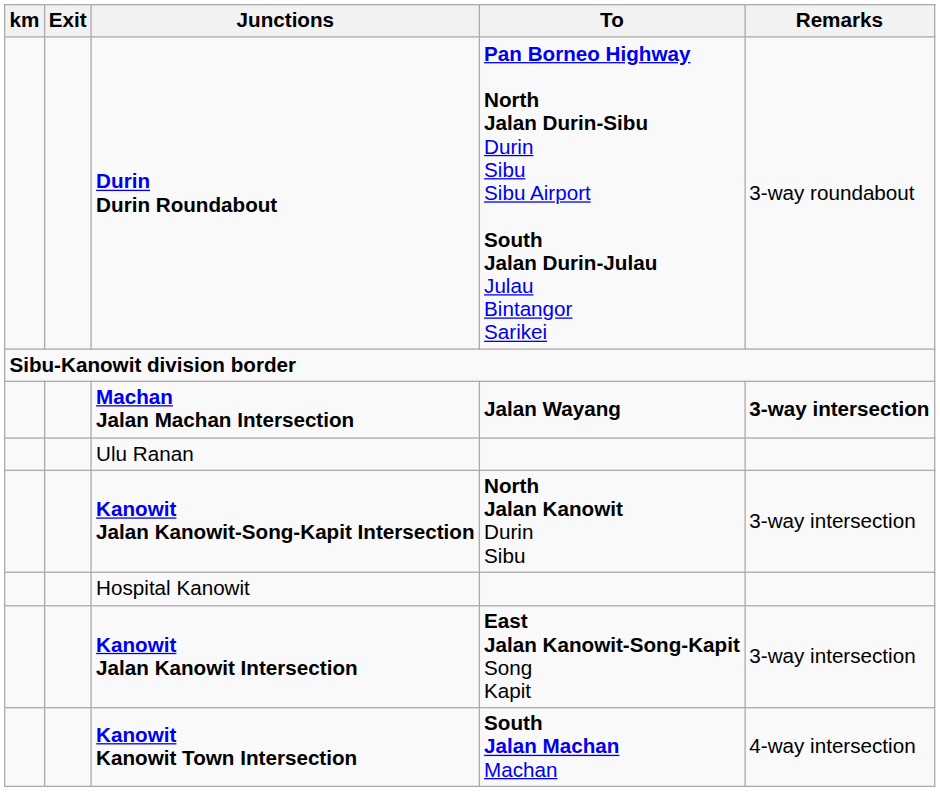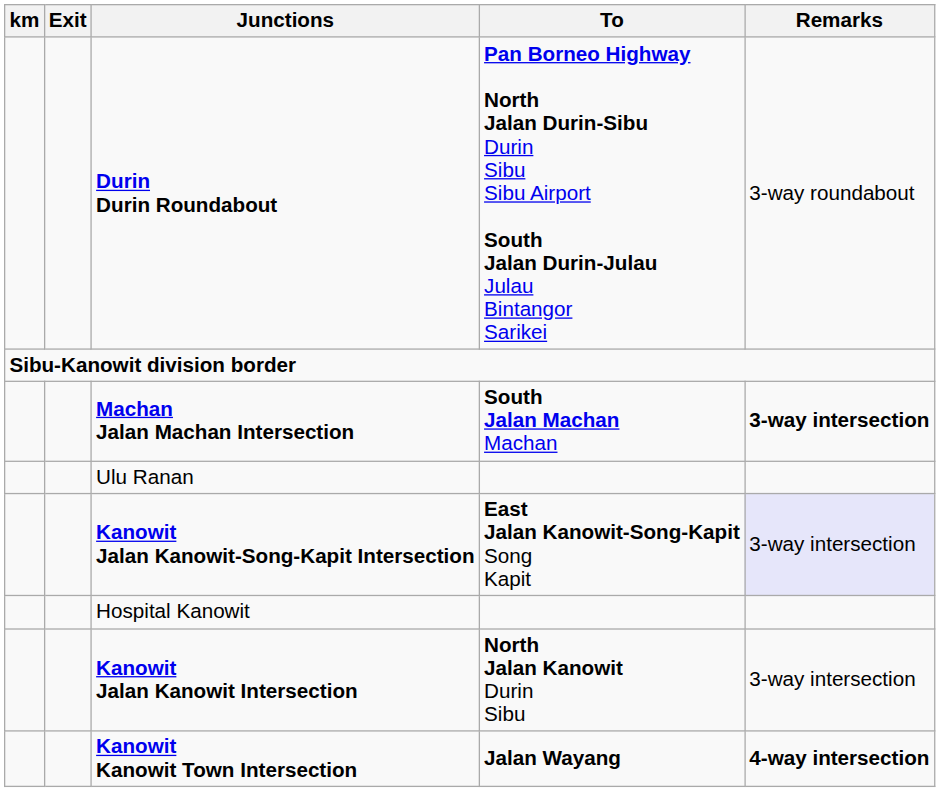(553, 409) Jalan Wayang -> (552, 420) South Jalan Machan Machan
(553, 521) North Jalan Kanowit Durin Sibu -> (612, 544) East Jalan Kanowit-Song-Kapit Song Kapit
(832, 521) no background -> (832, 544) lavender background
(612, 656) East Jalan Kanowit-Song-Kapit Song Kapit -> (553, 679) North Jalan Kanowit Durin Sibu
(552, 747) South Jalan Machan Machan -> (553, 758) Jalan Wayang
(832, 747) normal -> (839, 758) bold
